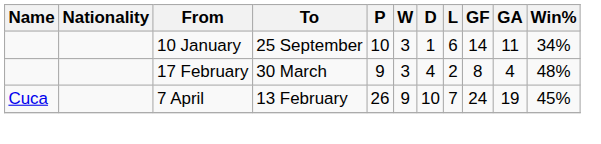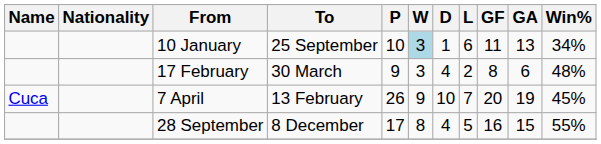(405, 44) no background -> (420, 44) lightblue background
(478, 44) 14 -> (493, 44) 11
(510, 44) 11 -> (525, 44) 13
(510, 71) 4 -> (525, 71) 6
(478, 98) 24 -> (493, 98) 20
+ row: (210, 125)
